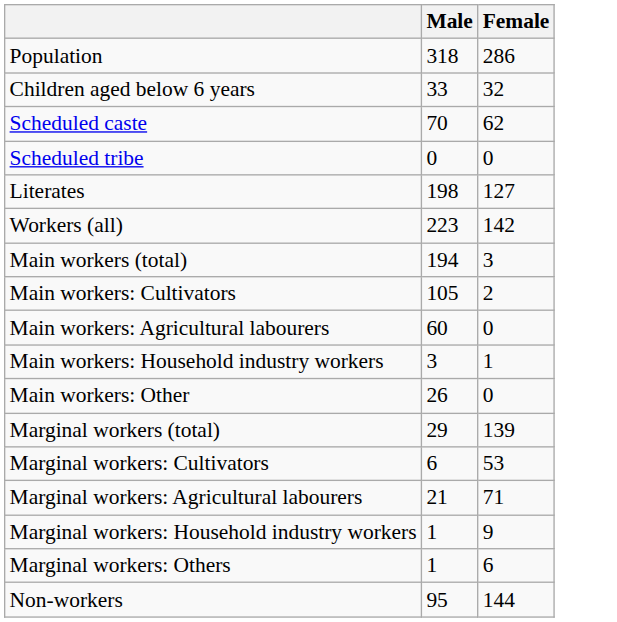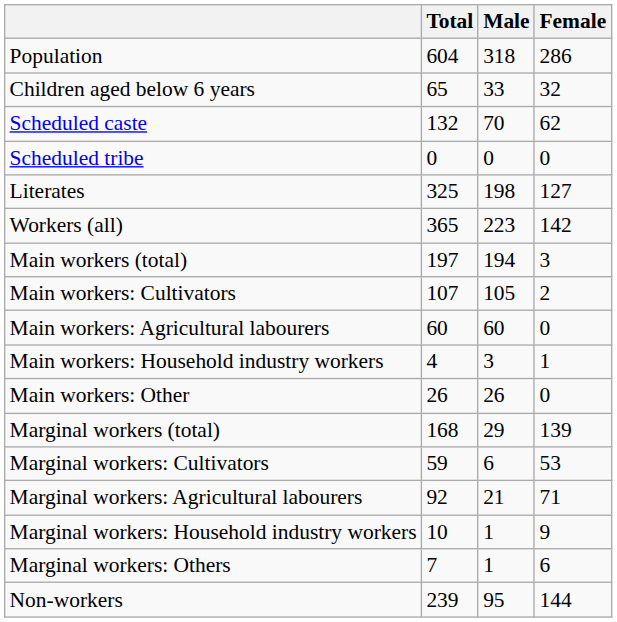+ column: (450, 21)
